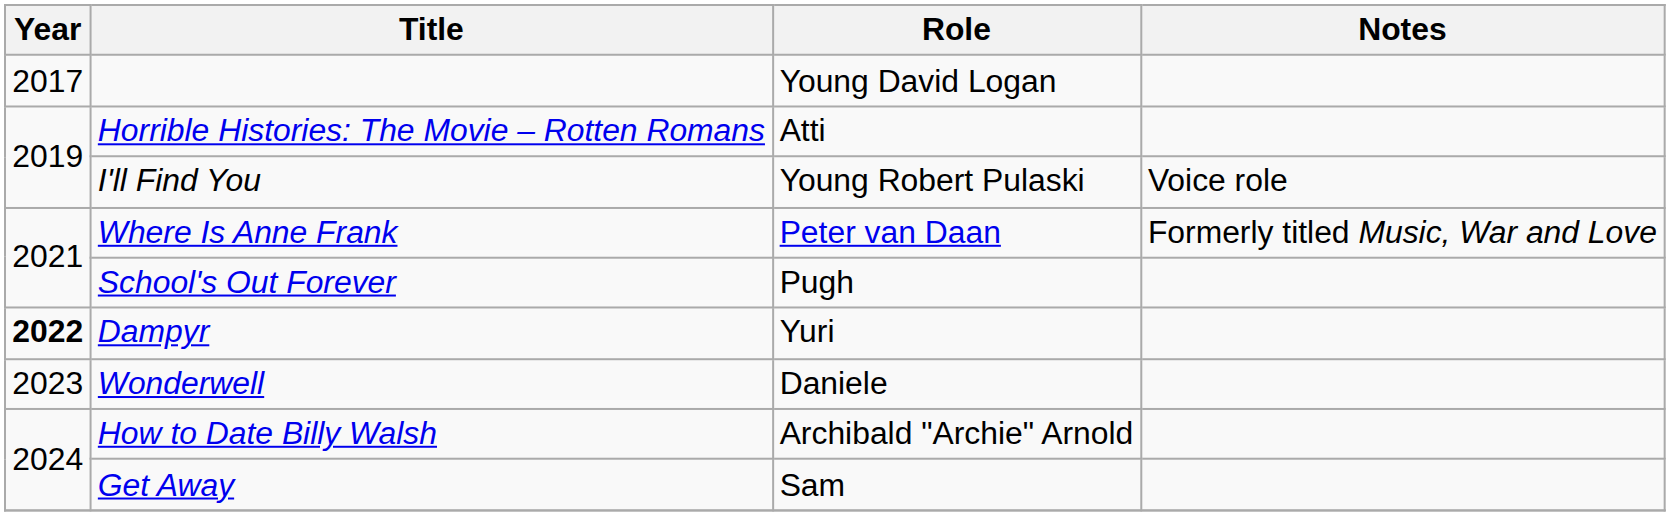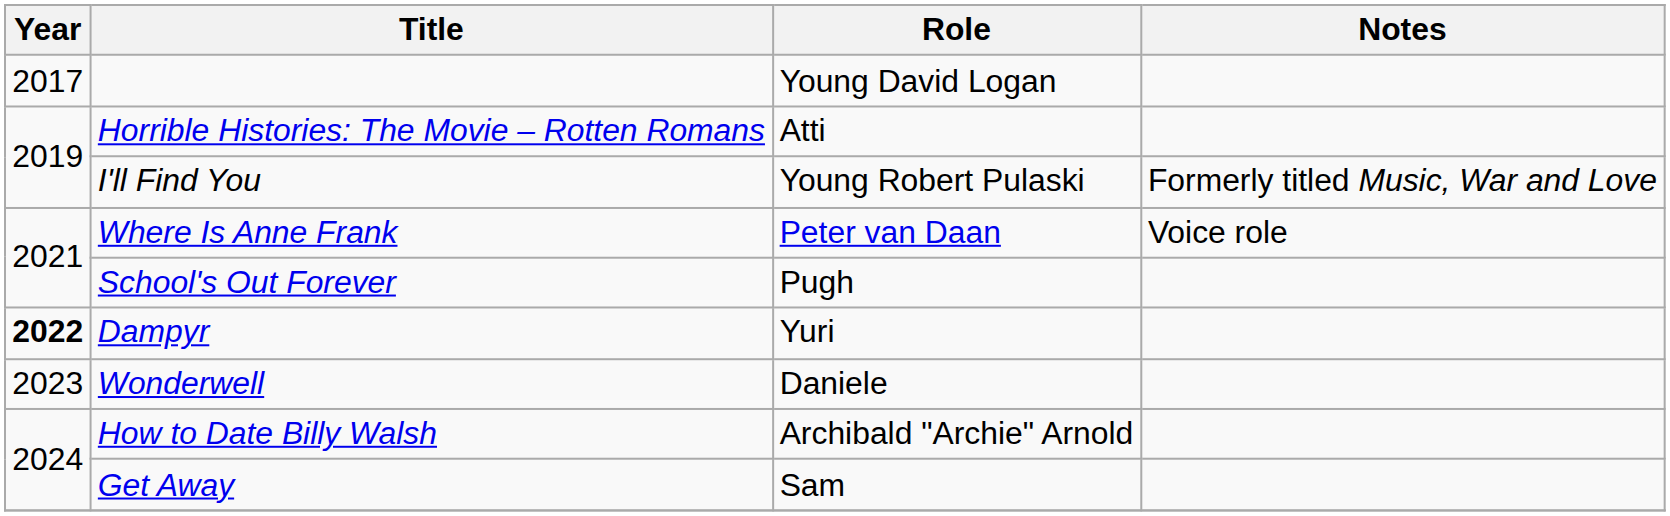(1218, 181) Voice role -> (1402, 181) Formerly titled Music, War and Love
(1402, 231) Formerly titled Music, War and Love -> (1218, 231) Voice role
